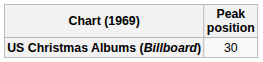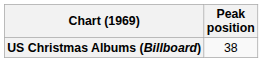(231, 47) 30 -> (231, 47) 38
